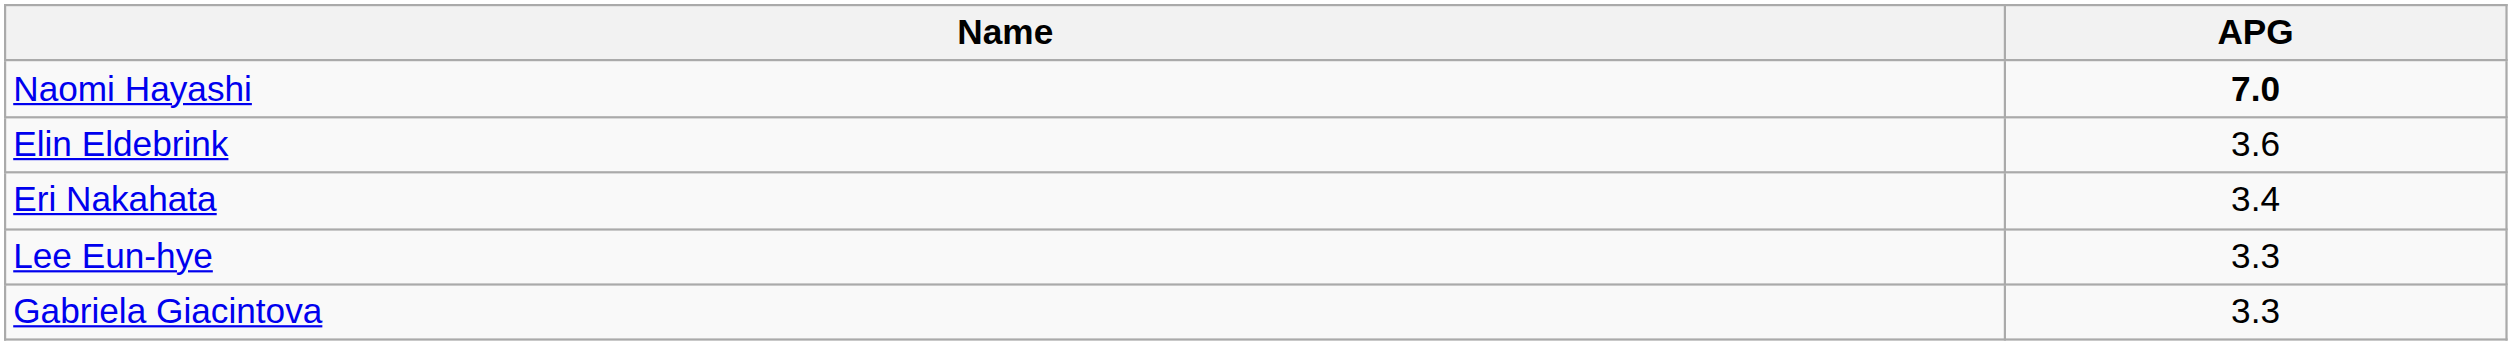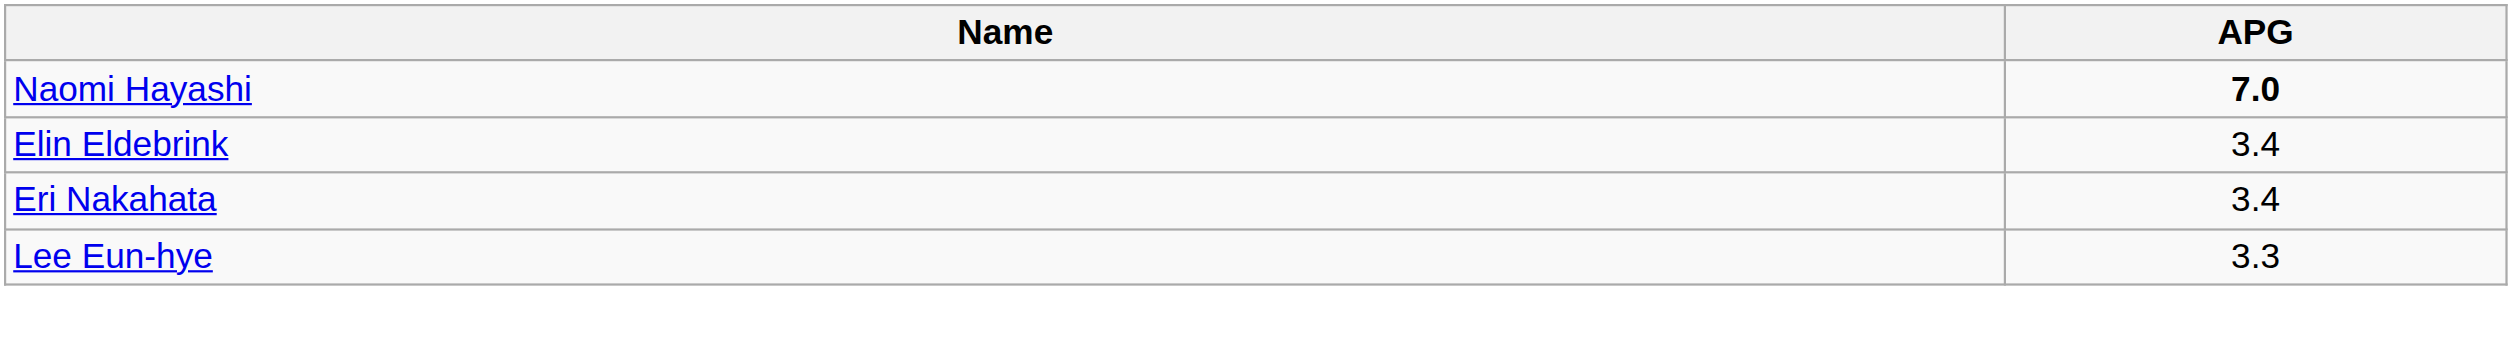(2256, 144) 3.6 -> (2256, 144) 3.4
- row: (168, 311)
